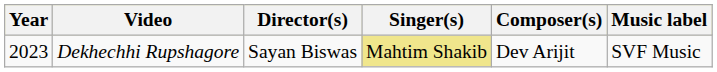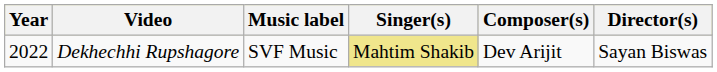columns swapped: (303, 19) <-> (659, 19)
(29, 50) 2023 -> (29, 50) 2022
